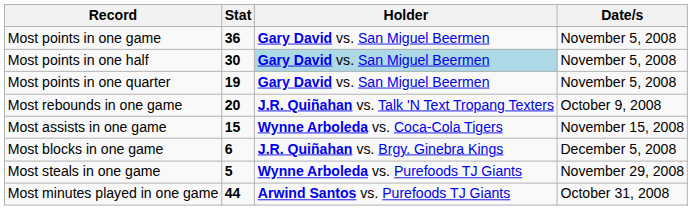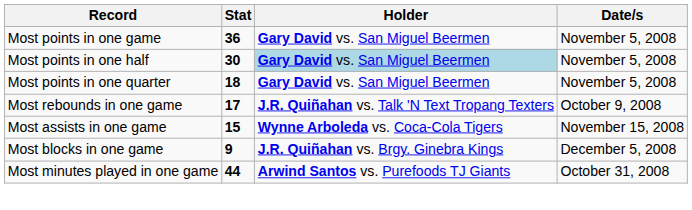(233, 82) 19 -> (233, 82) 18
(233, 104) 20 -> (233, 104) 17
(229, 149) 6 -> (229, 149) 9
- row: (84, 171)
